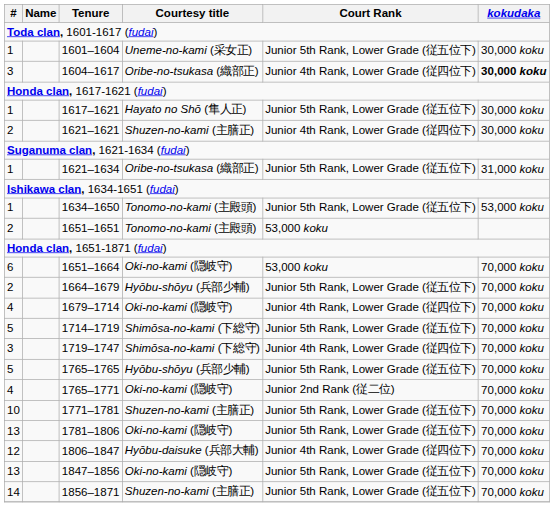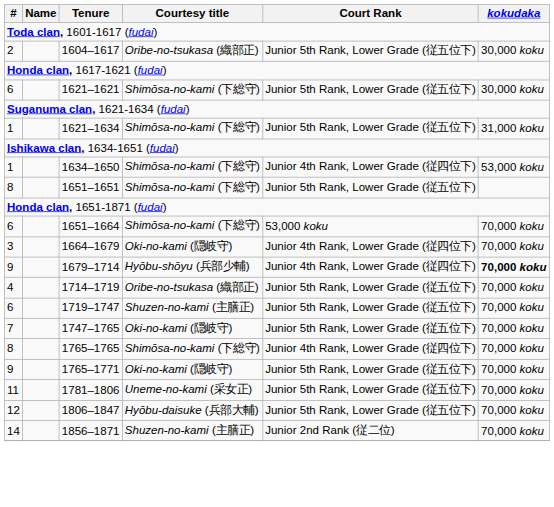- row: (91, 51)
(10, 71) 3 -> (10, 51) 2
(370, 71) Junior 4th Rank, Lower Grade (従四位下) -> (370, 50) Junior 5th Rank, Lower Grade (従五位下)
(514, 71) bold -> (513, 51) normal
- row: (91, 110)
(10, 130) 2 -> (10, 89) 6
(189, 130) Shuzen-no-kami (主膳正) -> (192, 89) Shimōsa-no-kami (下総守)
(370, 130) Junior 4th Rank, Lower Grade (従四位下) -> (370, 89) Junior 5th Rank, Lower Grade (従五位下)
(192, 169) Oribe-no-tsukasa (織部正) -> (192, 128) Shimōsa-no-kami (下総守)
(191, 207) Tonomo-no-kami (主殿頭) -> (192, 166) Shimōsa-no-kami (下総守)
(370, 207) Junior 5th Rank, Lower Grade (従五位下) -> (370, 166) Junior 4th Rank, Lower Grade (従四位下)
(10, 228) 2 -> (10, 187) 8
(191, 228) Tonomo-no-kami (主殿頭) -> (192, 187) Shimōsa-no-kami (下総守)
(297, 228) 53,000 koku -> (370, 187) Junior 5th Rank, Lower Grade (従五位下)
(179, 266) Oki-no-kami (隠岐守) -> (192, 226) Shimōsa-no-kami (下総守)
(10, 287) 2 -> (10, 246) 3
(187, 287) Hyōbu-shōyu (兵部少輔) -> (179, 246) Oki-no-kami (隠岐守)
(370, 287) Junior 5th Rank, Lower Grade (従五位下) -> (370, 246) Junior 4th Rank, Lower Grade (従四位下)
(10, 308) 4 -> (10, 267) 9
(179, 307) Oki-no-kami (隠岐守) -> (187, 266) Hyōbu-shōyu (兵部少輔)
(513, 308) normal -> (514, 267) bold
(10, 328) 5 -> (10, 287) 4
(192, 328) Shimōsa-no-kami (下総守) -> (192, 287) Oribe-no-tsukasa (織部正)
(10, 349) 3 -> (10, 308) 6
(192, 348) Shimōsa-no-kami (下総守) -> (189, 307) Shuzen-no-kami (主膳正)
(370, 348) Junior 4th Rank, Lower Grade (従四位下) -> (370, 307) Junior 5th Rank, Lower Grade (従五位下)
+ row: (91, 328)
(10, 369) 5 -> (10, 349) 8
(187, 369) Hyōbu-shōyu (兵部少輔) -> (192, 348) Shimōsa-no-kami (下総守)
(370, 369) Junior 5th Rank, Lower Grade (従五位下) -> (370, 348) Junior 4th Rank, Lower Grade (従四位下)
(10, 389) 4 -> (10, 369) 9
(330, 389) Junior 2nd Rank (従二位) -> (370, 369) Junior 5th Rank, Lower Grade (従五位下)
- row: (91, 410)
(13, 430) 13 -> (13, 389) 11
(179, 430) Oki-no-kami (隠岐守) -> (188, 389) Uneme-no-kami (采女正)
(370, 450) Junior 4th Rank, Lower Grade (従四位下) -> (370, 409) Junior 5th Rank, Lower Grade (従五位下)
- row: (91, 471)
(370, 491) Junior 5th Rank, Lower Grade (従五位下) -> (330, 430) Junior 2nd Rank (従二位)
